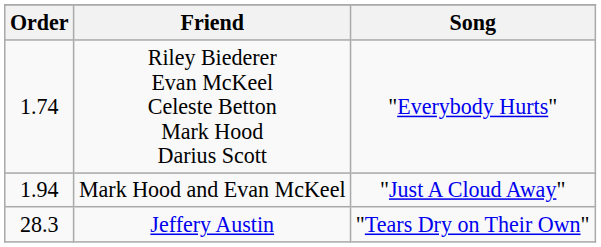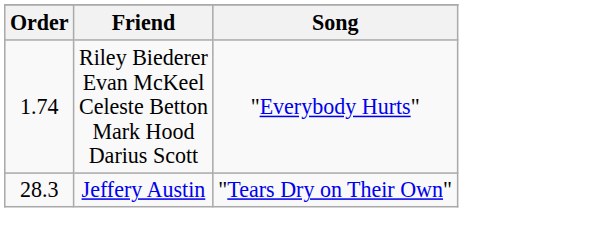- row: (212, 190)
